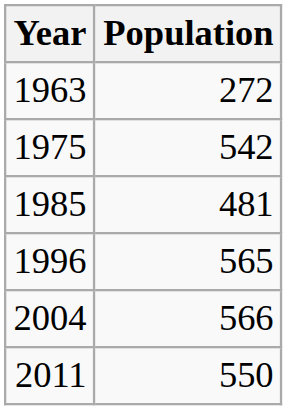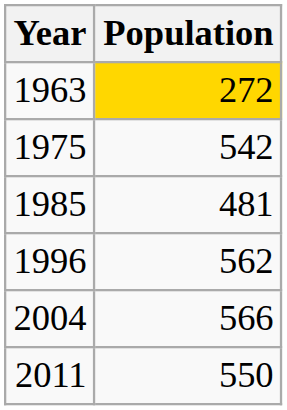(246, 90) no background -> (246, 90) gold background
(246, 261) 565 -> (246, 261) 562
